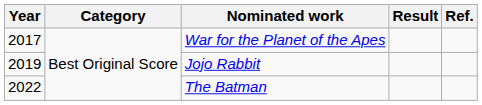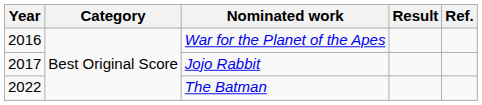(25, 40) 2017 -> (25, 40) 2016
(25, 64) 2019 -> (25, 64) 2017
